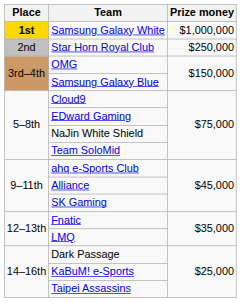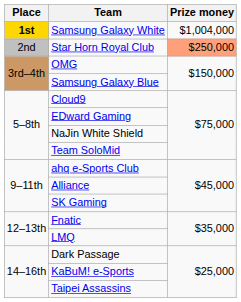(207, 30) $1,000,000 -> (207, 30) $1,004,000
(211, 47) no background -> (211, 47) lightsalmon background
